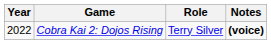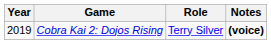(19, 30) 2022 -> (19, 30) 2019
